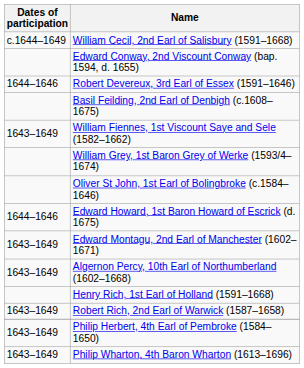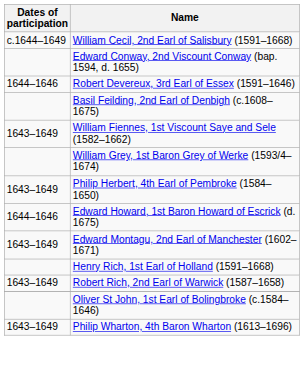rows swapped: (172, 333) <-> (181, 189)
- row: (175, 272)
